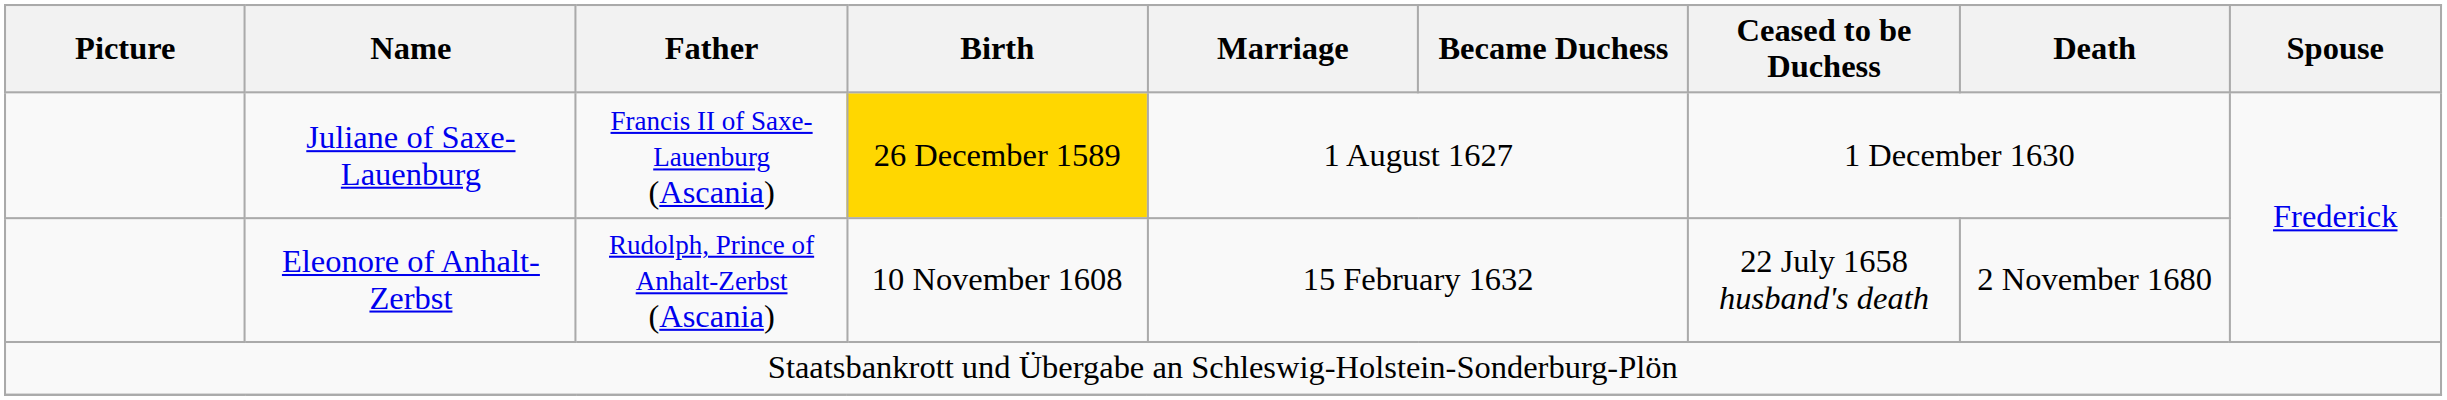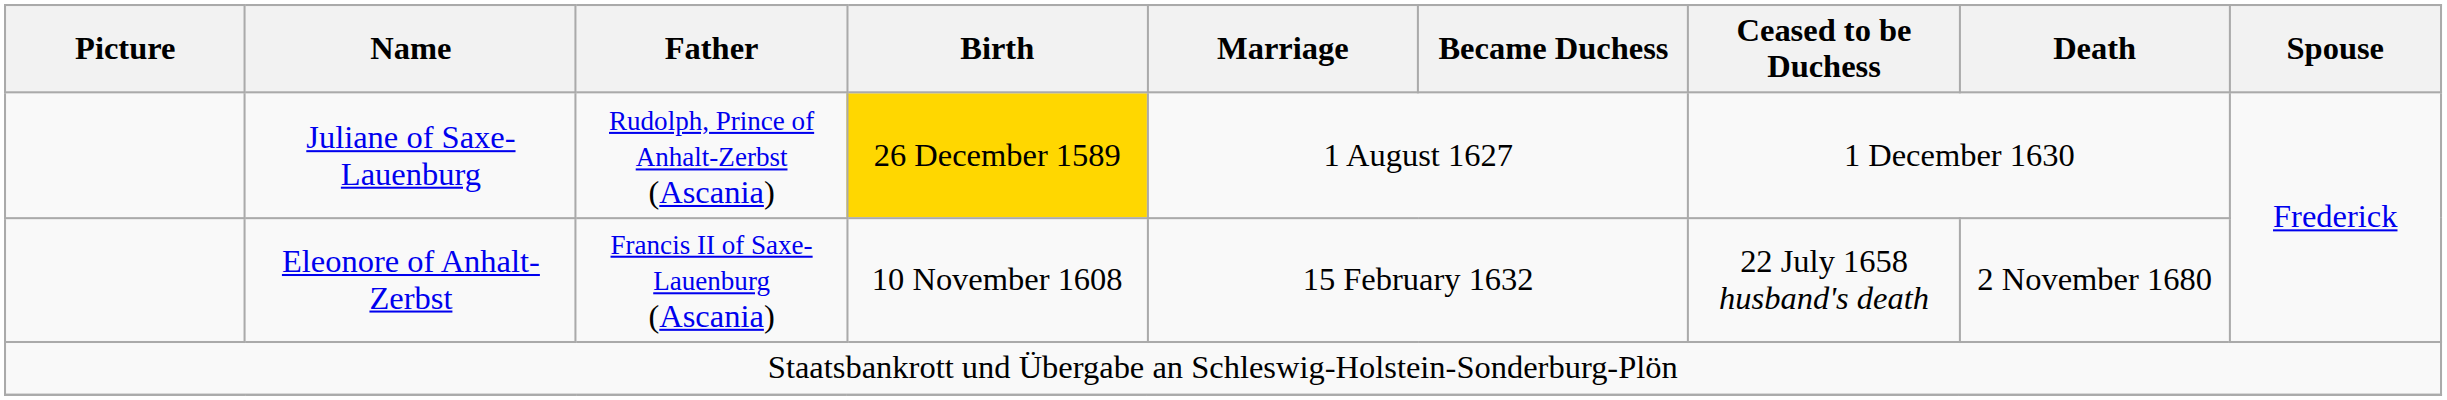(712, 156) Francis II of Saxe-Lauenburg (Ascania) -> (712, 156) Rudolph, Prince of Anhalt-Zerbst (Ascania)
(712, 281) Rudolph, Prince of Anhalt-Zerbst (Ascania) -> (712, 281) Francis II of Saxe-Lauenburg (Ascania)
